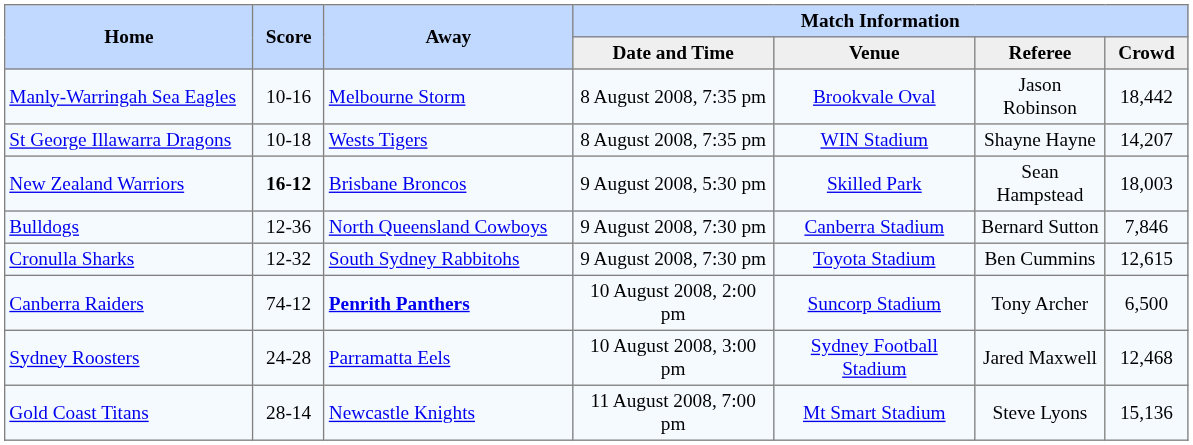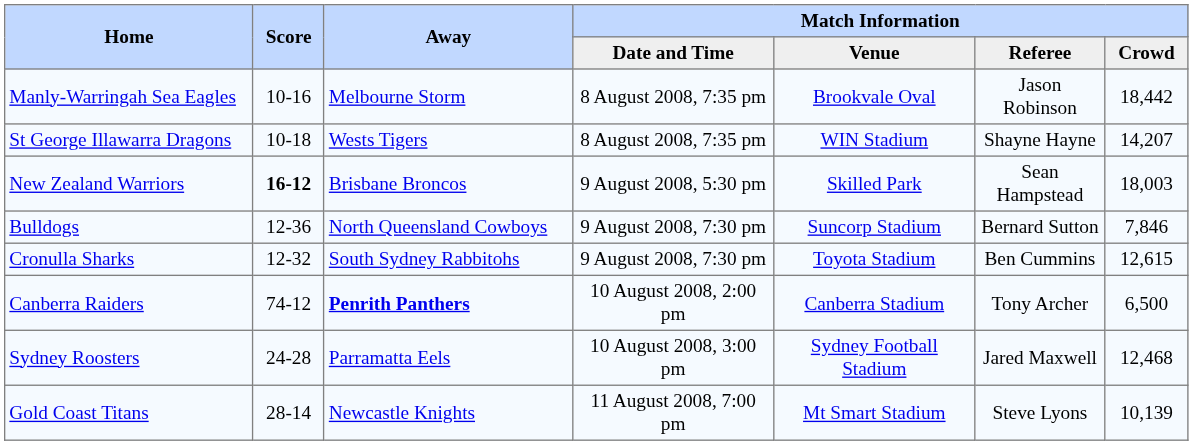(874, 226) Canberra Stadium -> (874, 226) Suncorp Stadium
(874, 302) Suncorp Stadium -> (874, 302) Canberra Stadium
(1146, 412) 15,136 -> (1146, 412) 10,139
